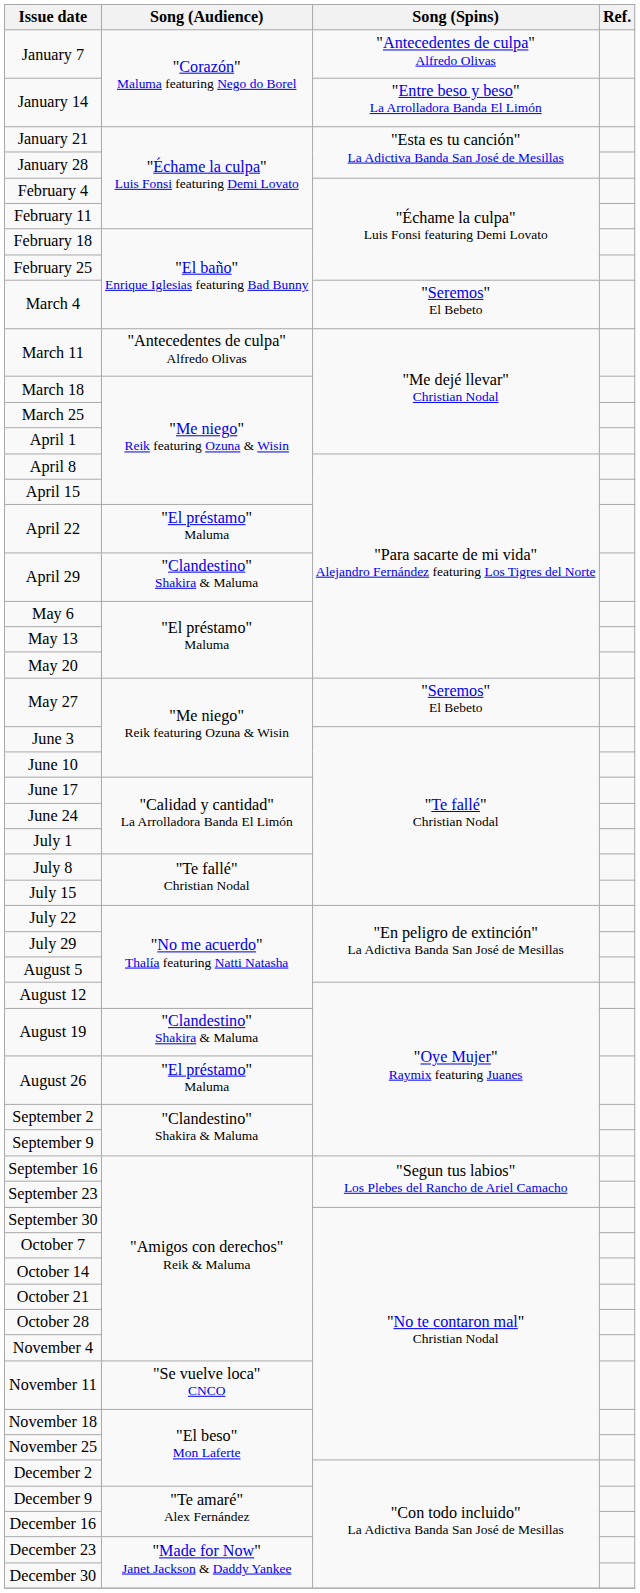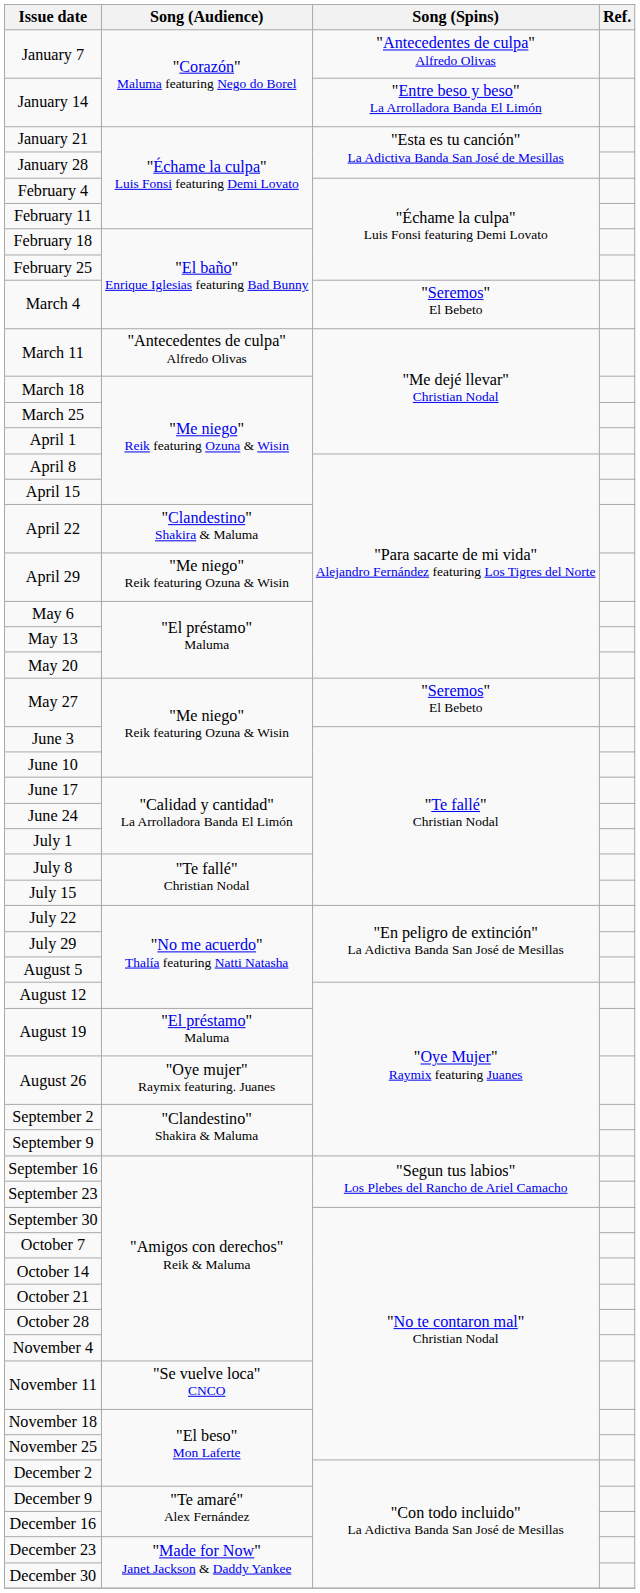(207, 525) "El préstamo" Maluma -> (207, 525) "Clandestino" Shakira & Maluma
(207, 573) "Clandestino" Shakira & Maluma -> (207, 573) "Me niego" Reik featuring Ozuna & Wisin
(207, 1029) "Clandestino" Shakira & Maluma -> (207, 1029) "El préstamo" Maluma
(207, 1077) "El préstamo" Maluma -> (207, 1077) "Oye mujer" Raymix featuring. Juanes
